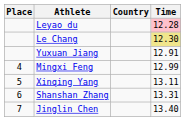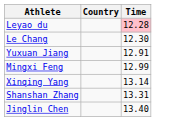- column: (19, 11)
(166, 39) khaki background -> (136, 39) no background
(166, 81) 13.11 -> (136, 81) 13.14
